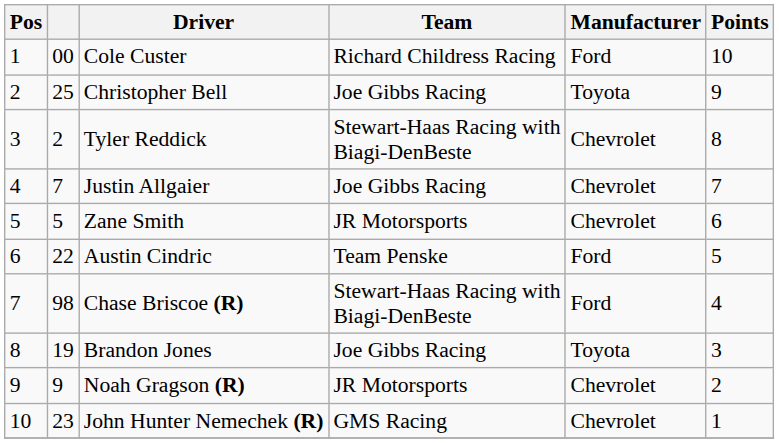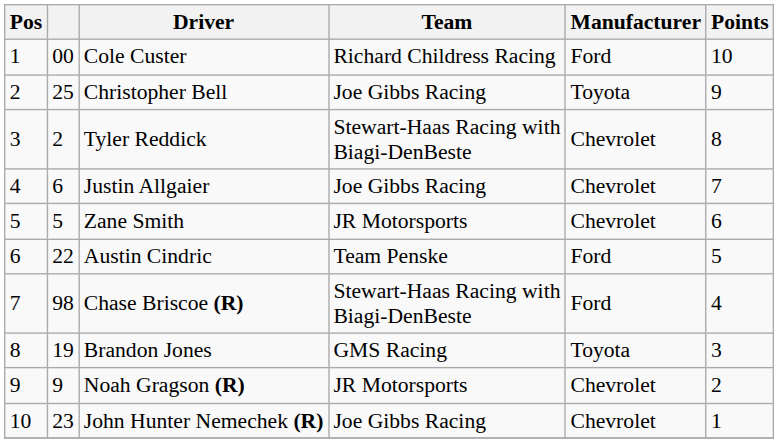(58, 185) 7 -> (58, 185) 6
(410, 350) Joe Gibbs Racing -> (390, 350) GMS Racing
(390, 419) GMS Racing -> (410, 419) Joe Gibbs Racing
